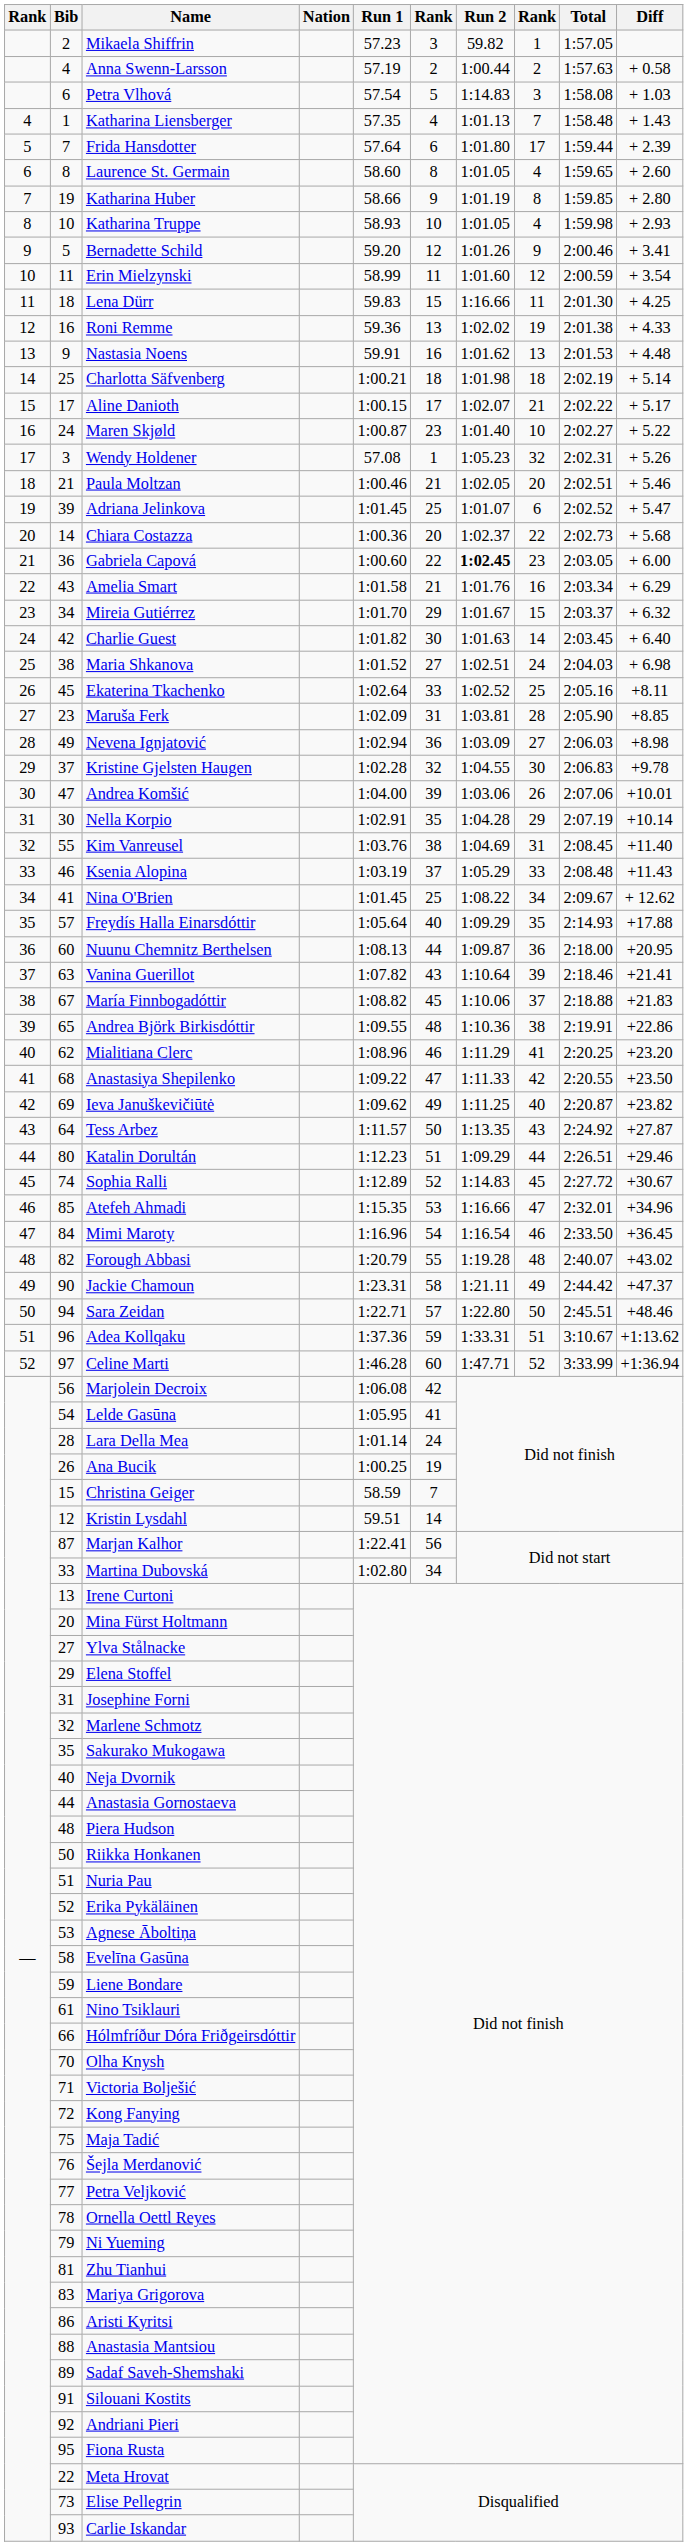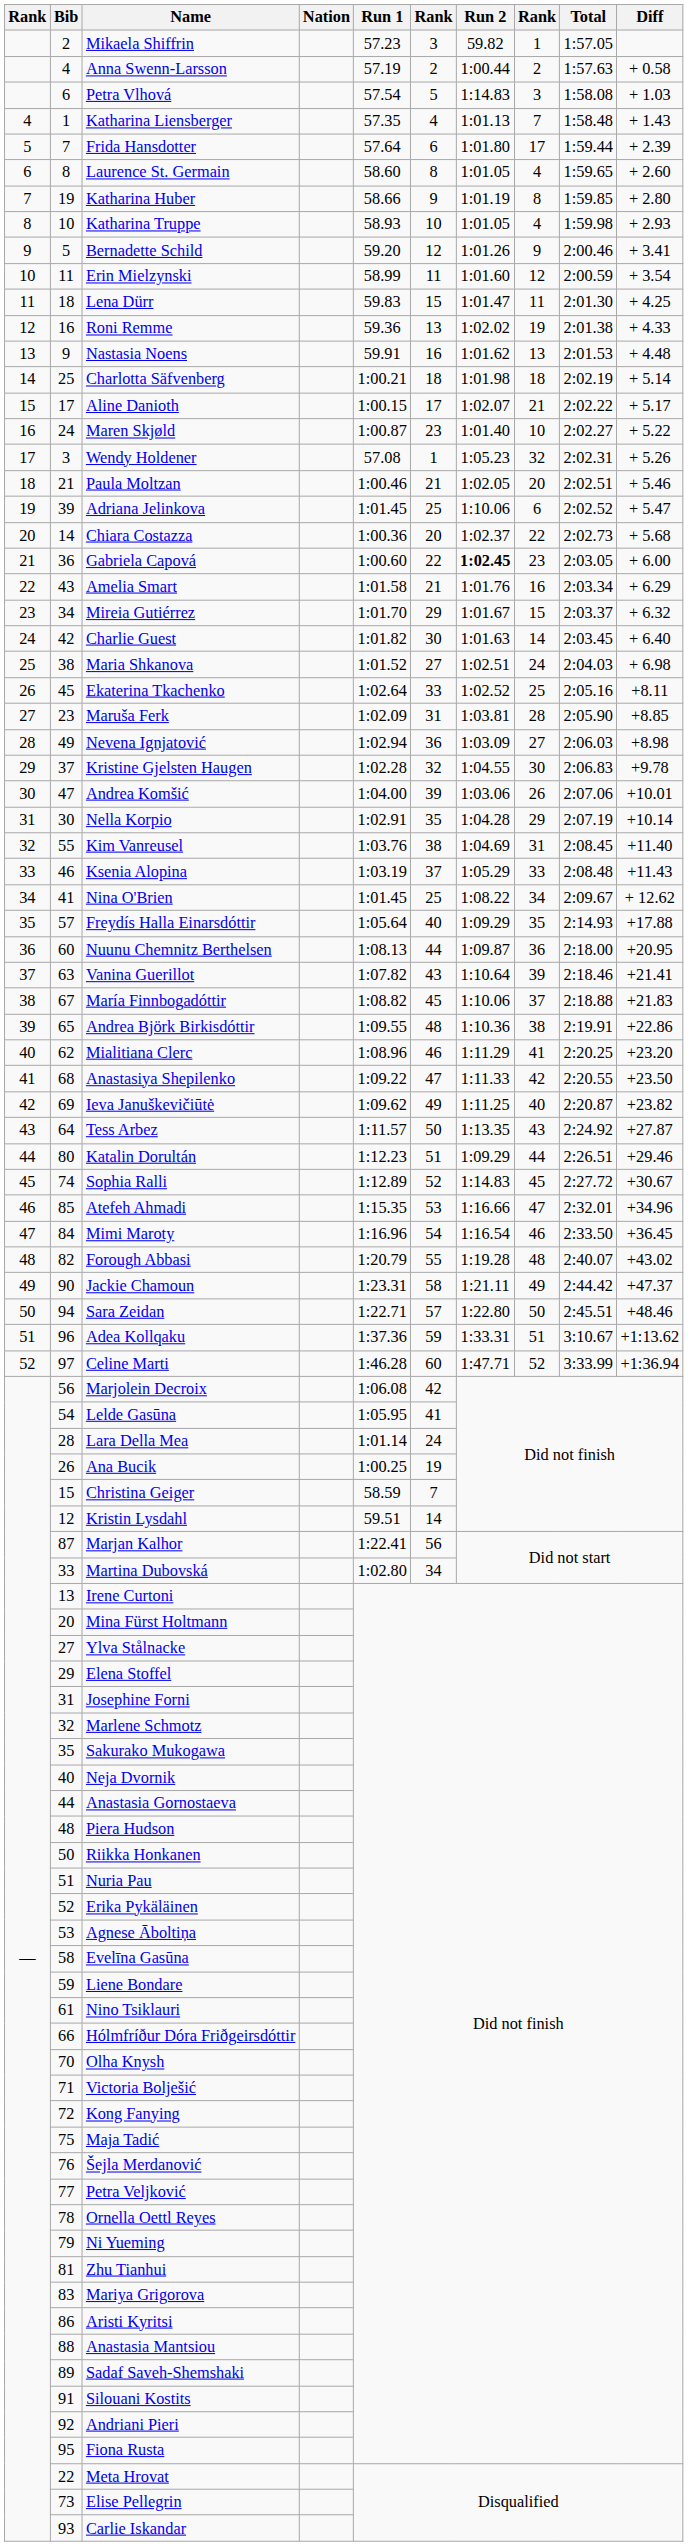(485, 302) 1:16.66 -> (485, 302) 1:01.47
(485, 509) 1:01.07 -> (485, 509) 1:10.06
